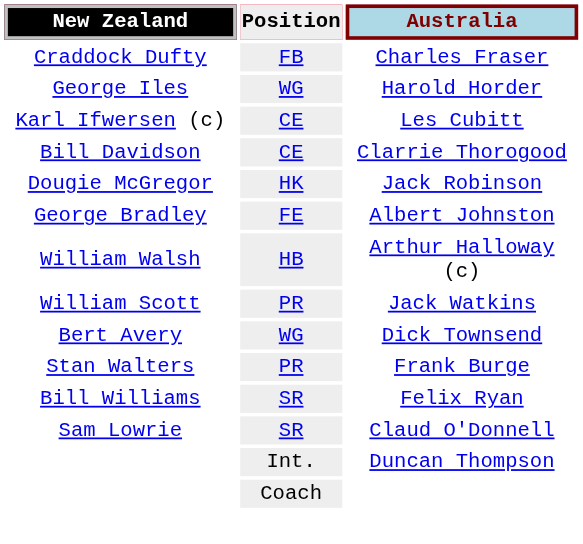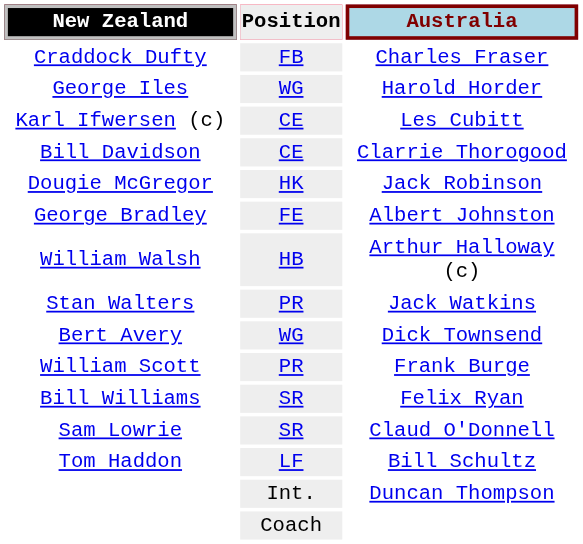(120, 304) William Scott -> (120, 304) Stan Walters
(120, 367) Stan Walters -> (120, 367) William Scott
+ row: (462, 462)
